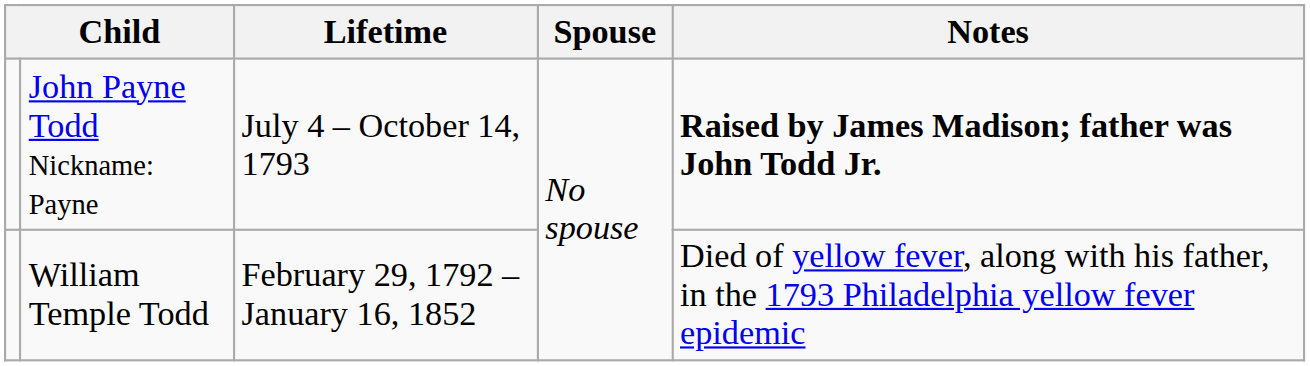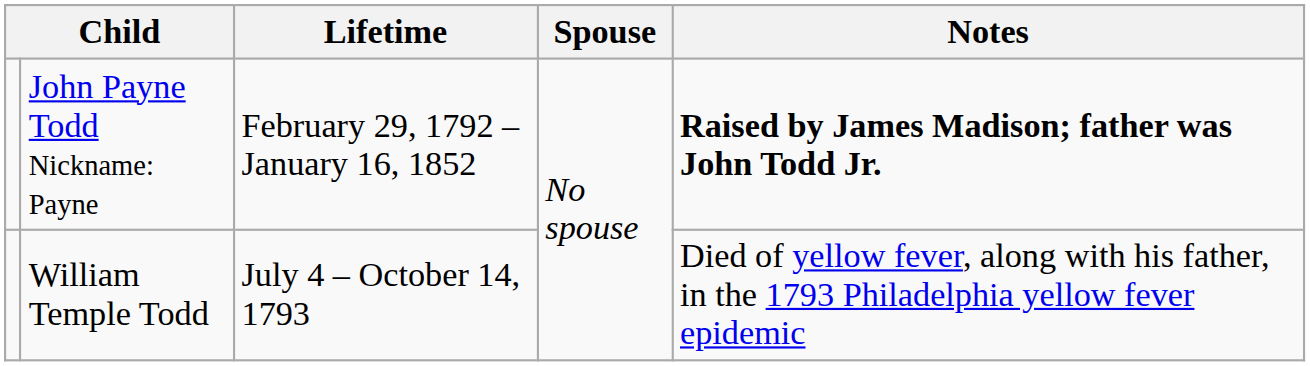(381, 143) July 4 – October 14, 1793 -> (380, 143) February 29, 1792 – January 16, 1852
(380, 294) February 29, 1792 – January 16, 1852 -> (381, 294) July 4 – October 14, 1793
